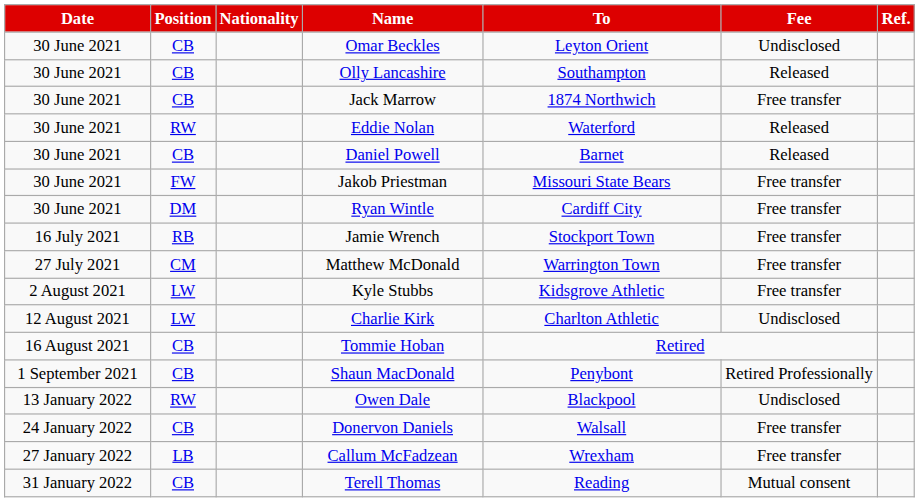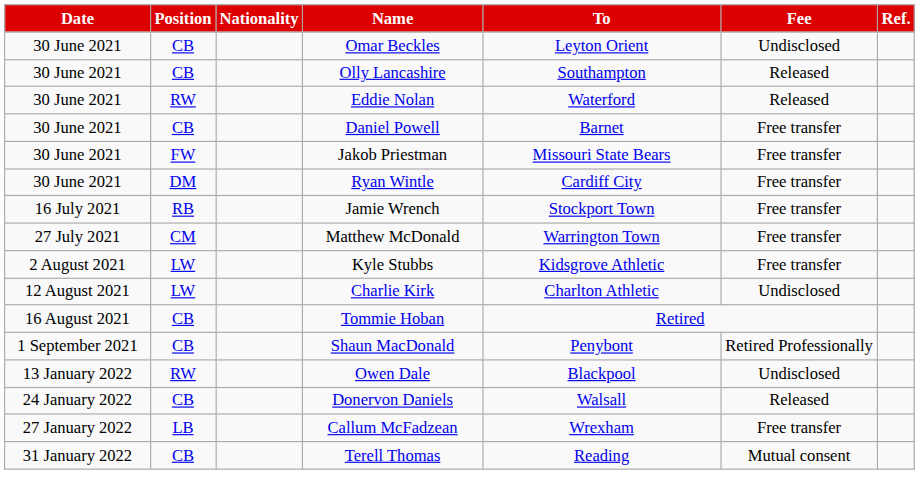- row: (393, 100)
(799, 155) Released -> (799, 127) Free transfer
(799, 428) Free transfer -> (799, 400) Released
